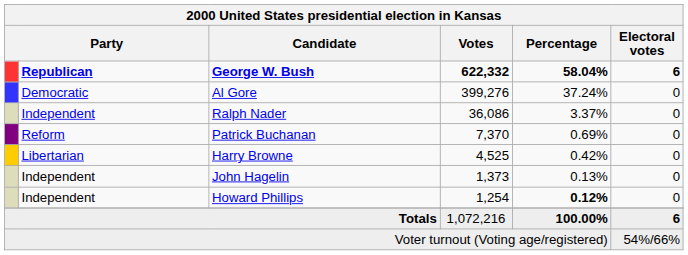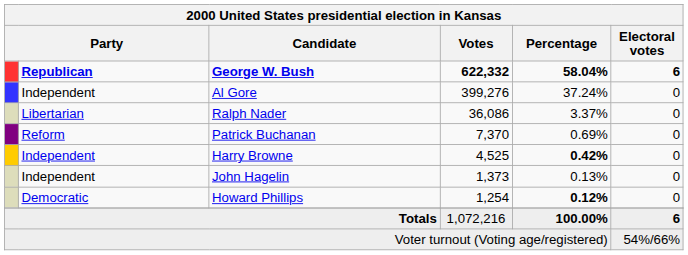(55, 93) Democratic -> (58, 93) Independent
(58, 114) Independent -> (53, 114) Libertarian
(53, 155) Libertarian -> (58, 155) Independent
(589, 155) normal -> (589, 155) bold
(58, 197) Independent -> (55, 197) Democratic
